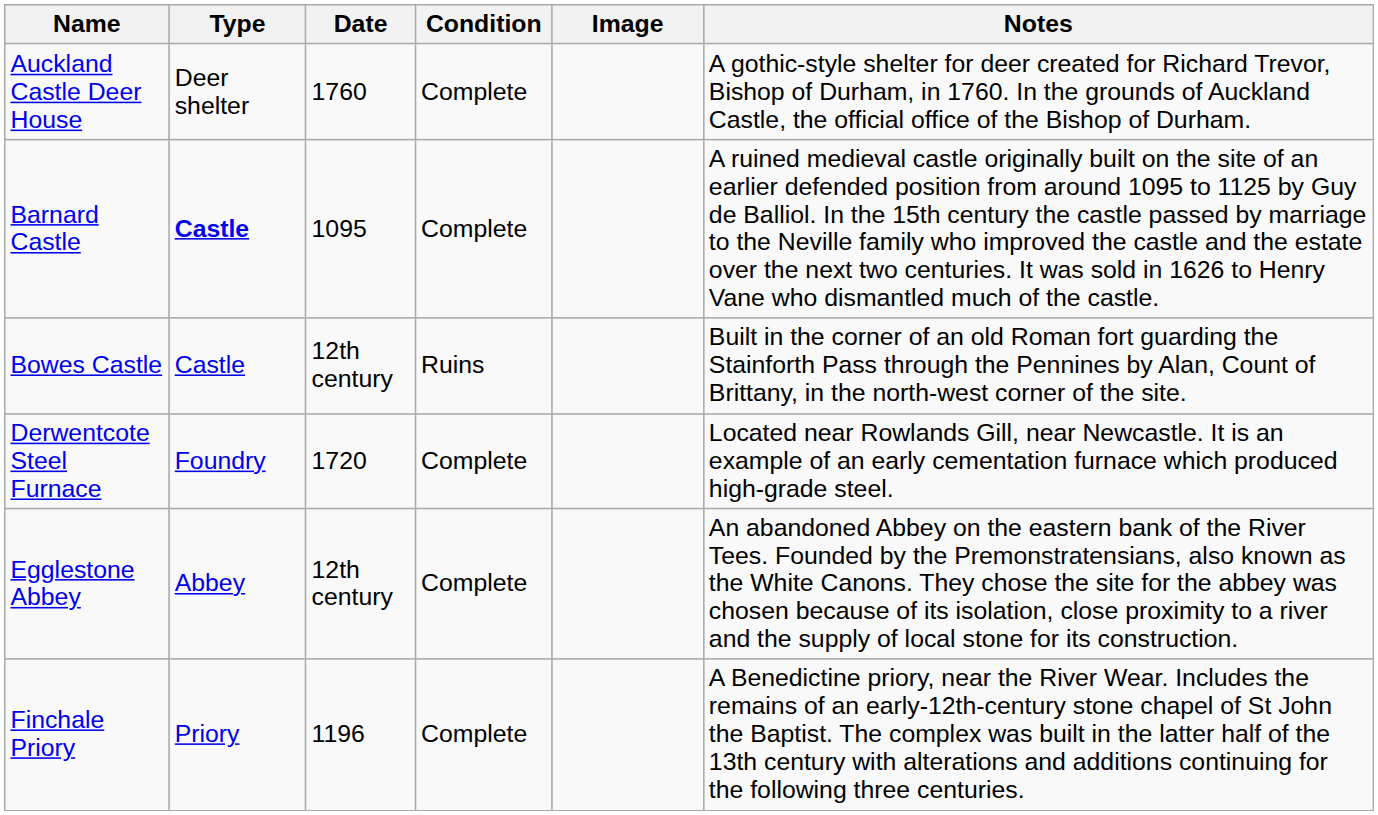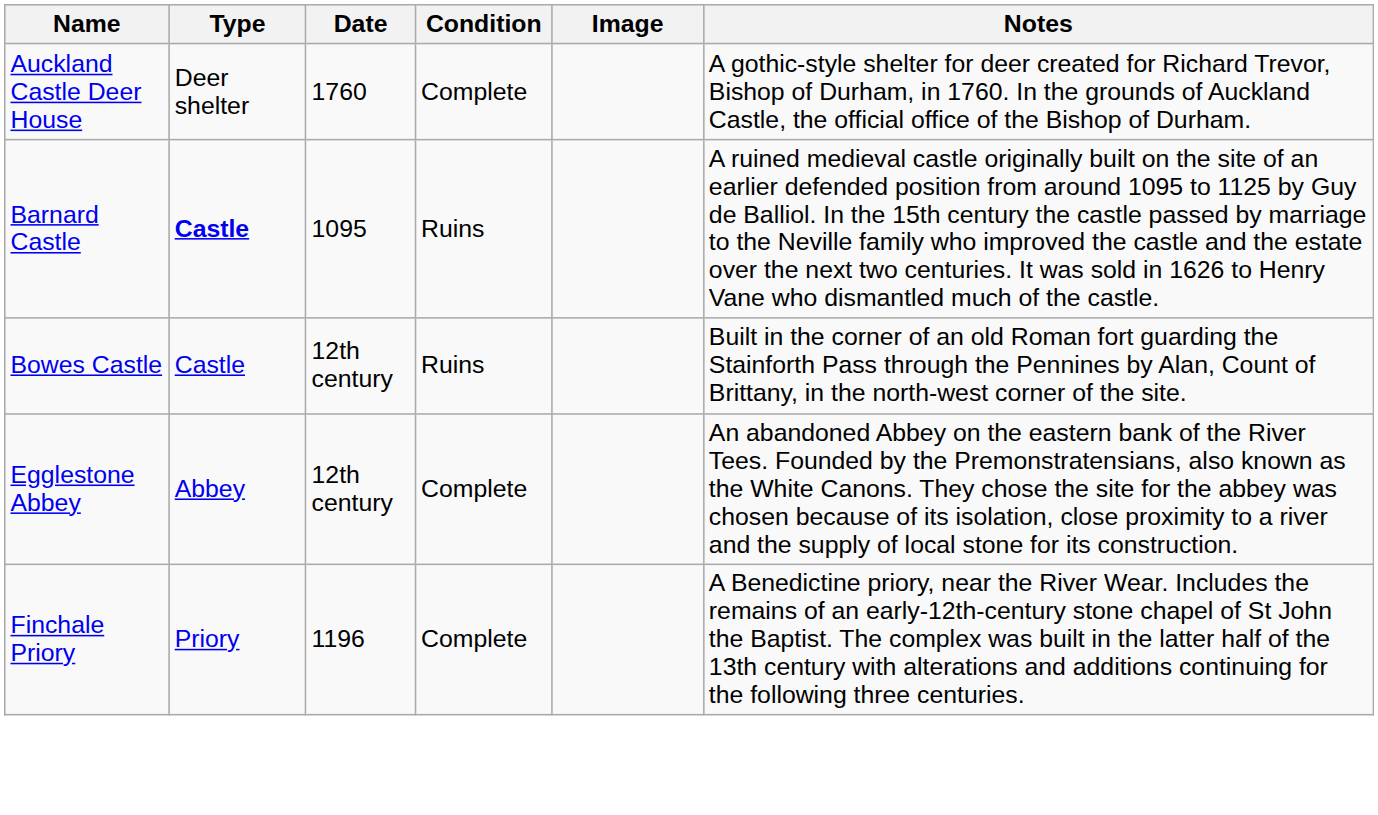(474, 228) Complete -> (453, 228) Ruins
- row: (80, 460)
